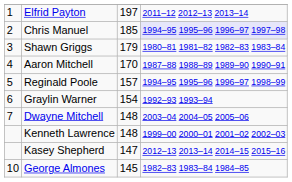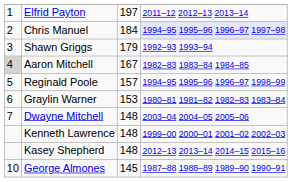(129, 30) 185 -> (129, 30) 184
(214, 47) 1980–81 1981–82 1982–83 1983–84 -> (178, 47) 1992–93 1993–94
(10, 64) no background -> (10, 64) lightgrey background
(129, 64) 170 -> (129, 64) 167
(214, 65) 1987–88 1988–89 1989–90 1990–91 -> (196, 65) 1982–83 1983–84 1984–85
(129, 99) 154 -> (129, 99) 153
(178, 99) 1992–93 1993–94 -> (214, 99) 1980–81 1981–82 1982–83 1983–84
(129, 151) 147 -> (129, 151) 148
(196, 168) 1982–83 1983–84 1984–85 -> (214, 168) 1987–88 1988–89 1989–90 1990–91
